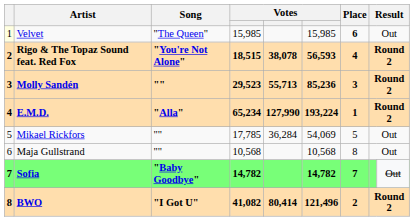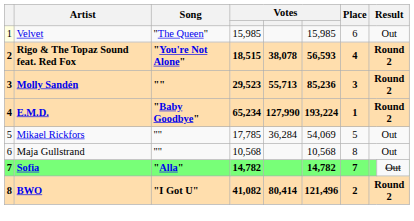(355, 34) bold -> (355, 34) normal
(169, 112) "Alla" -> (176, 112) "Baby Goodbye"
(176, 173) "Baby Goodbye" -> (169, 168) "Alla"
